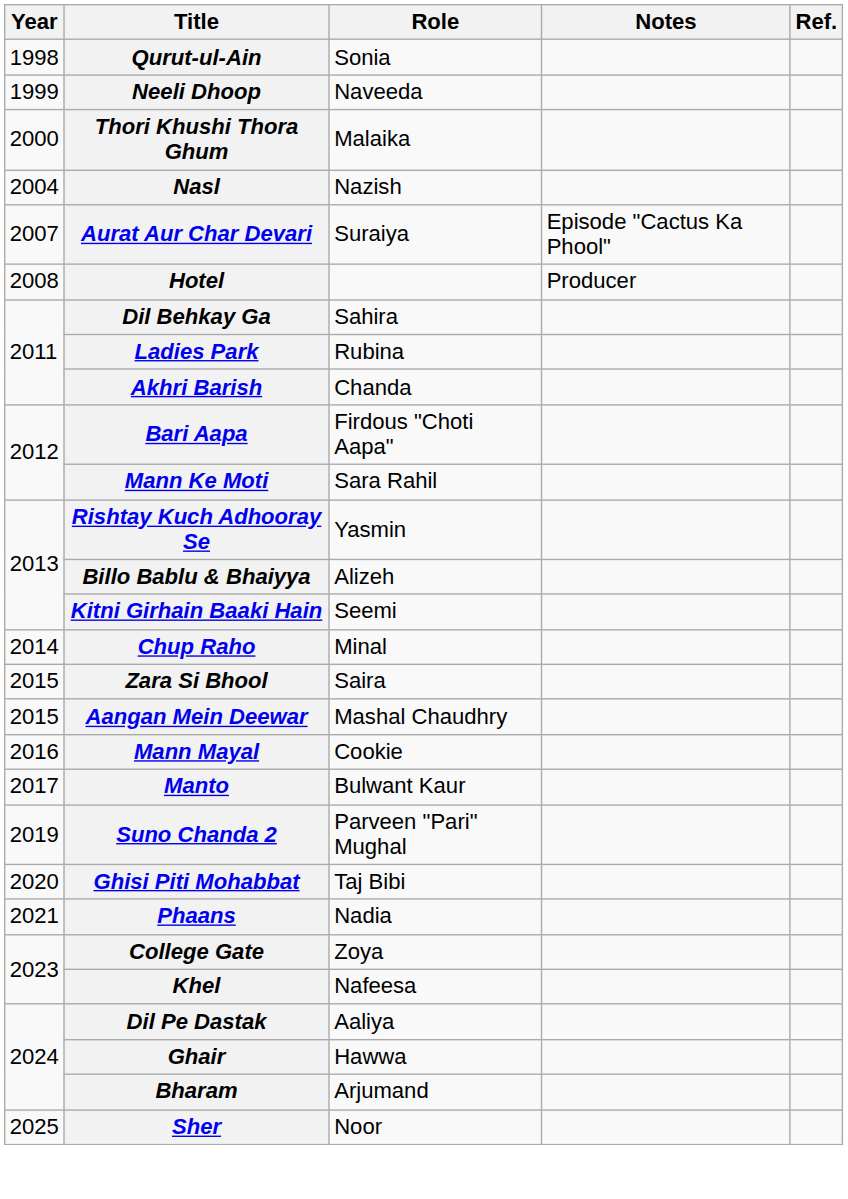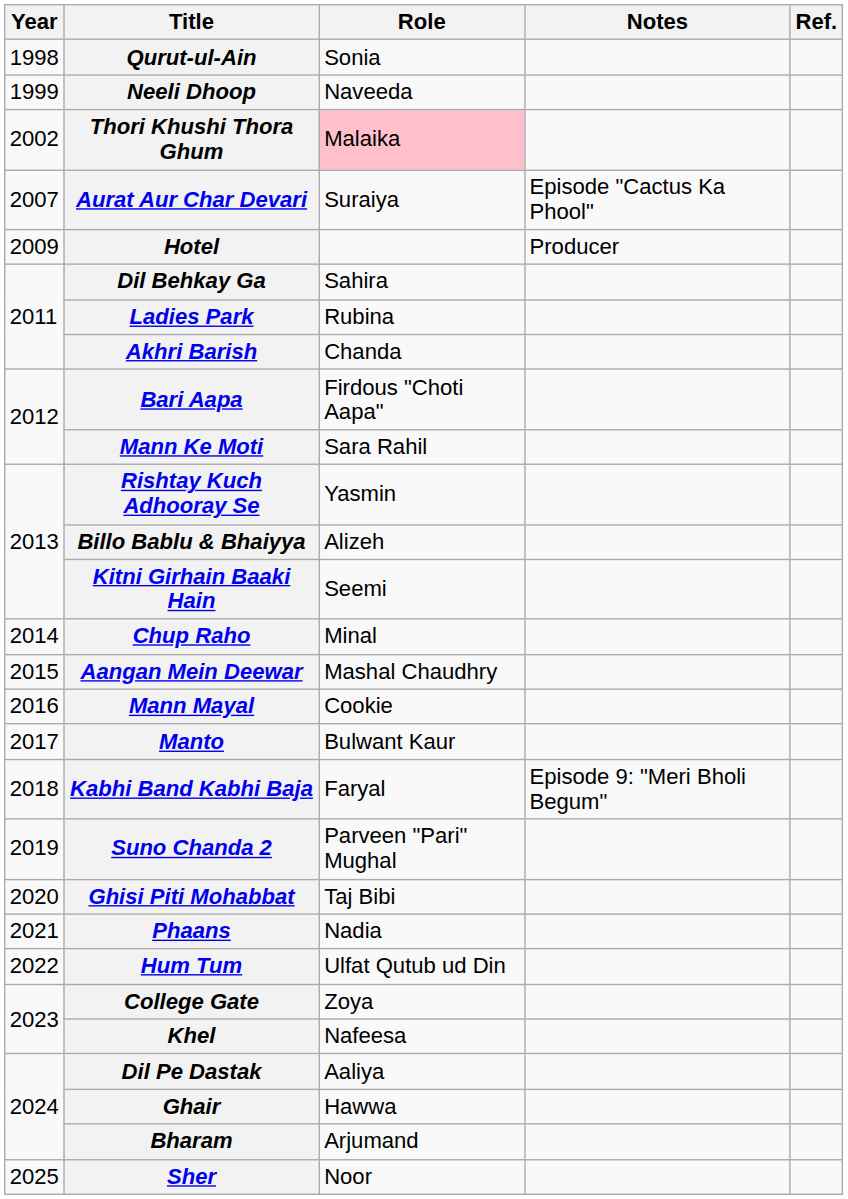(34, 139) 2000 -> (34, 139) 2002
(372, 139) no background -> (362, 139) pink background
- row: (197, 186)
(34, 281) 2008 -> (34, 246) 2009
- row: (197, 681)
+ row: (192, 788)
+ row: (192, 966)
